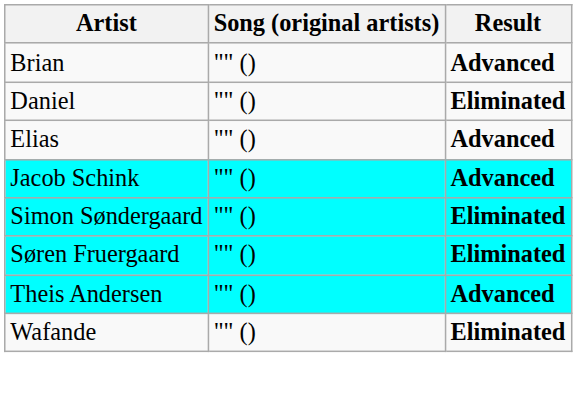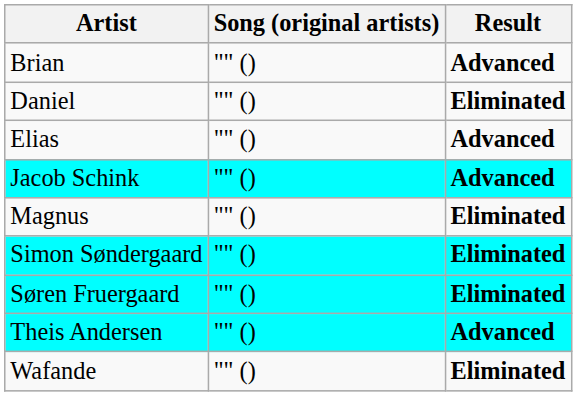+ row: (50, 216)
